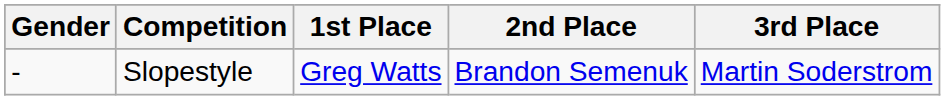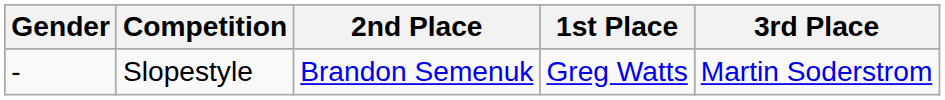columns swapped: (371, 26) <-> (571, 26)
